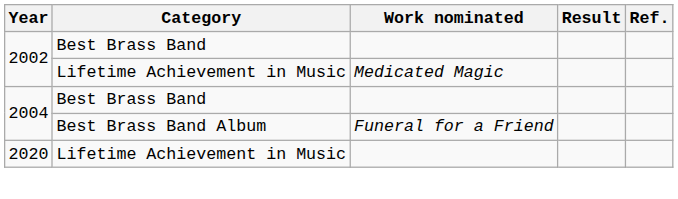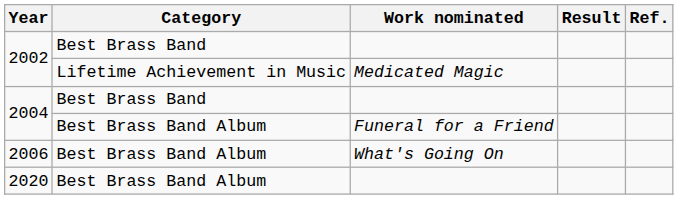+ row: (29, 154)
(201, 154) Lifetime Achievement in Music -> (161, 181) Best Brass Band Album
